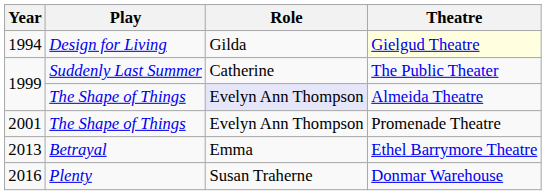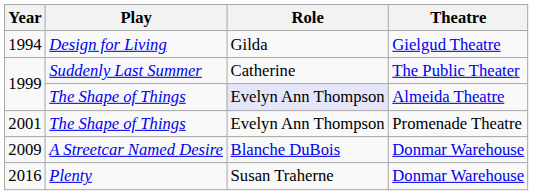(425, 44) lightyellow background -> (446, 44) no background
+ row: (25, 149)
- row: (25, 149)
